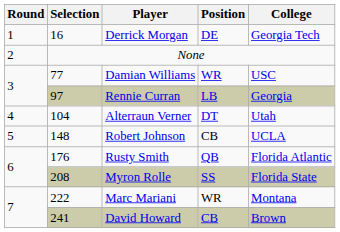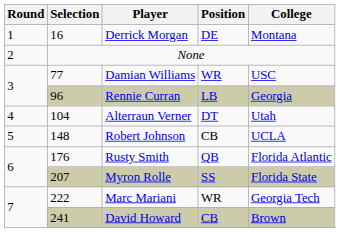(285, 34) Georgia Tech -> (274, 34) Montana
(57, 95) 97 -> (57, 95) 96
(60, 177) 208 -> (60, 177) 207
(274, 197) Montana -> (285, 197) Georgia Tech
